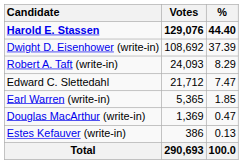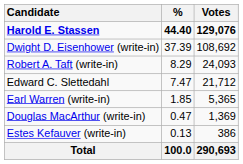columns swapped: (184, 13) <-> (222, 13)
